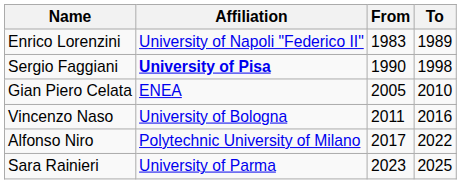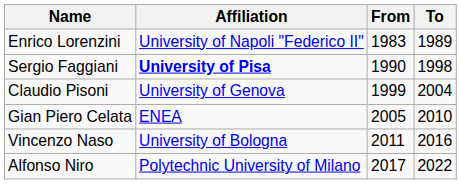+ row: (58, 91)
- row: (53, 166)
